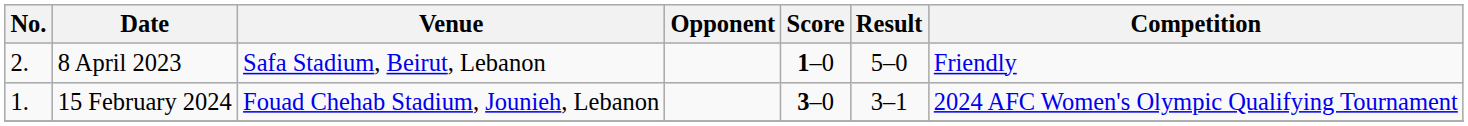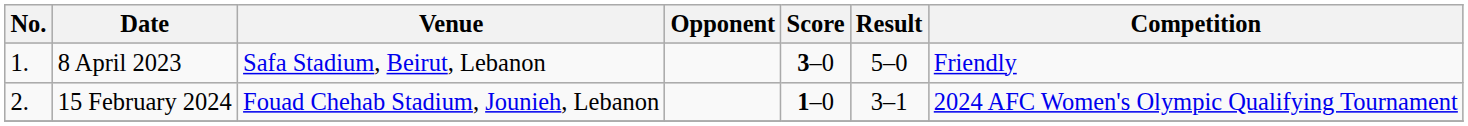(20, 62) 2. -> (20, 62) 1.
(816, 62) 1–0 -> (816, 62) 3–0
(20, 101) 1. -> (20, 101) 2.
(816, 101) 3–0 -> (816, 101) 1–0
